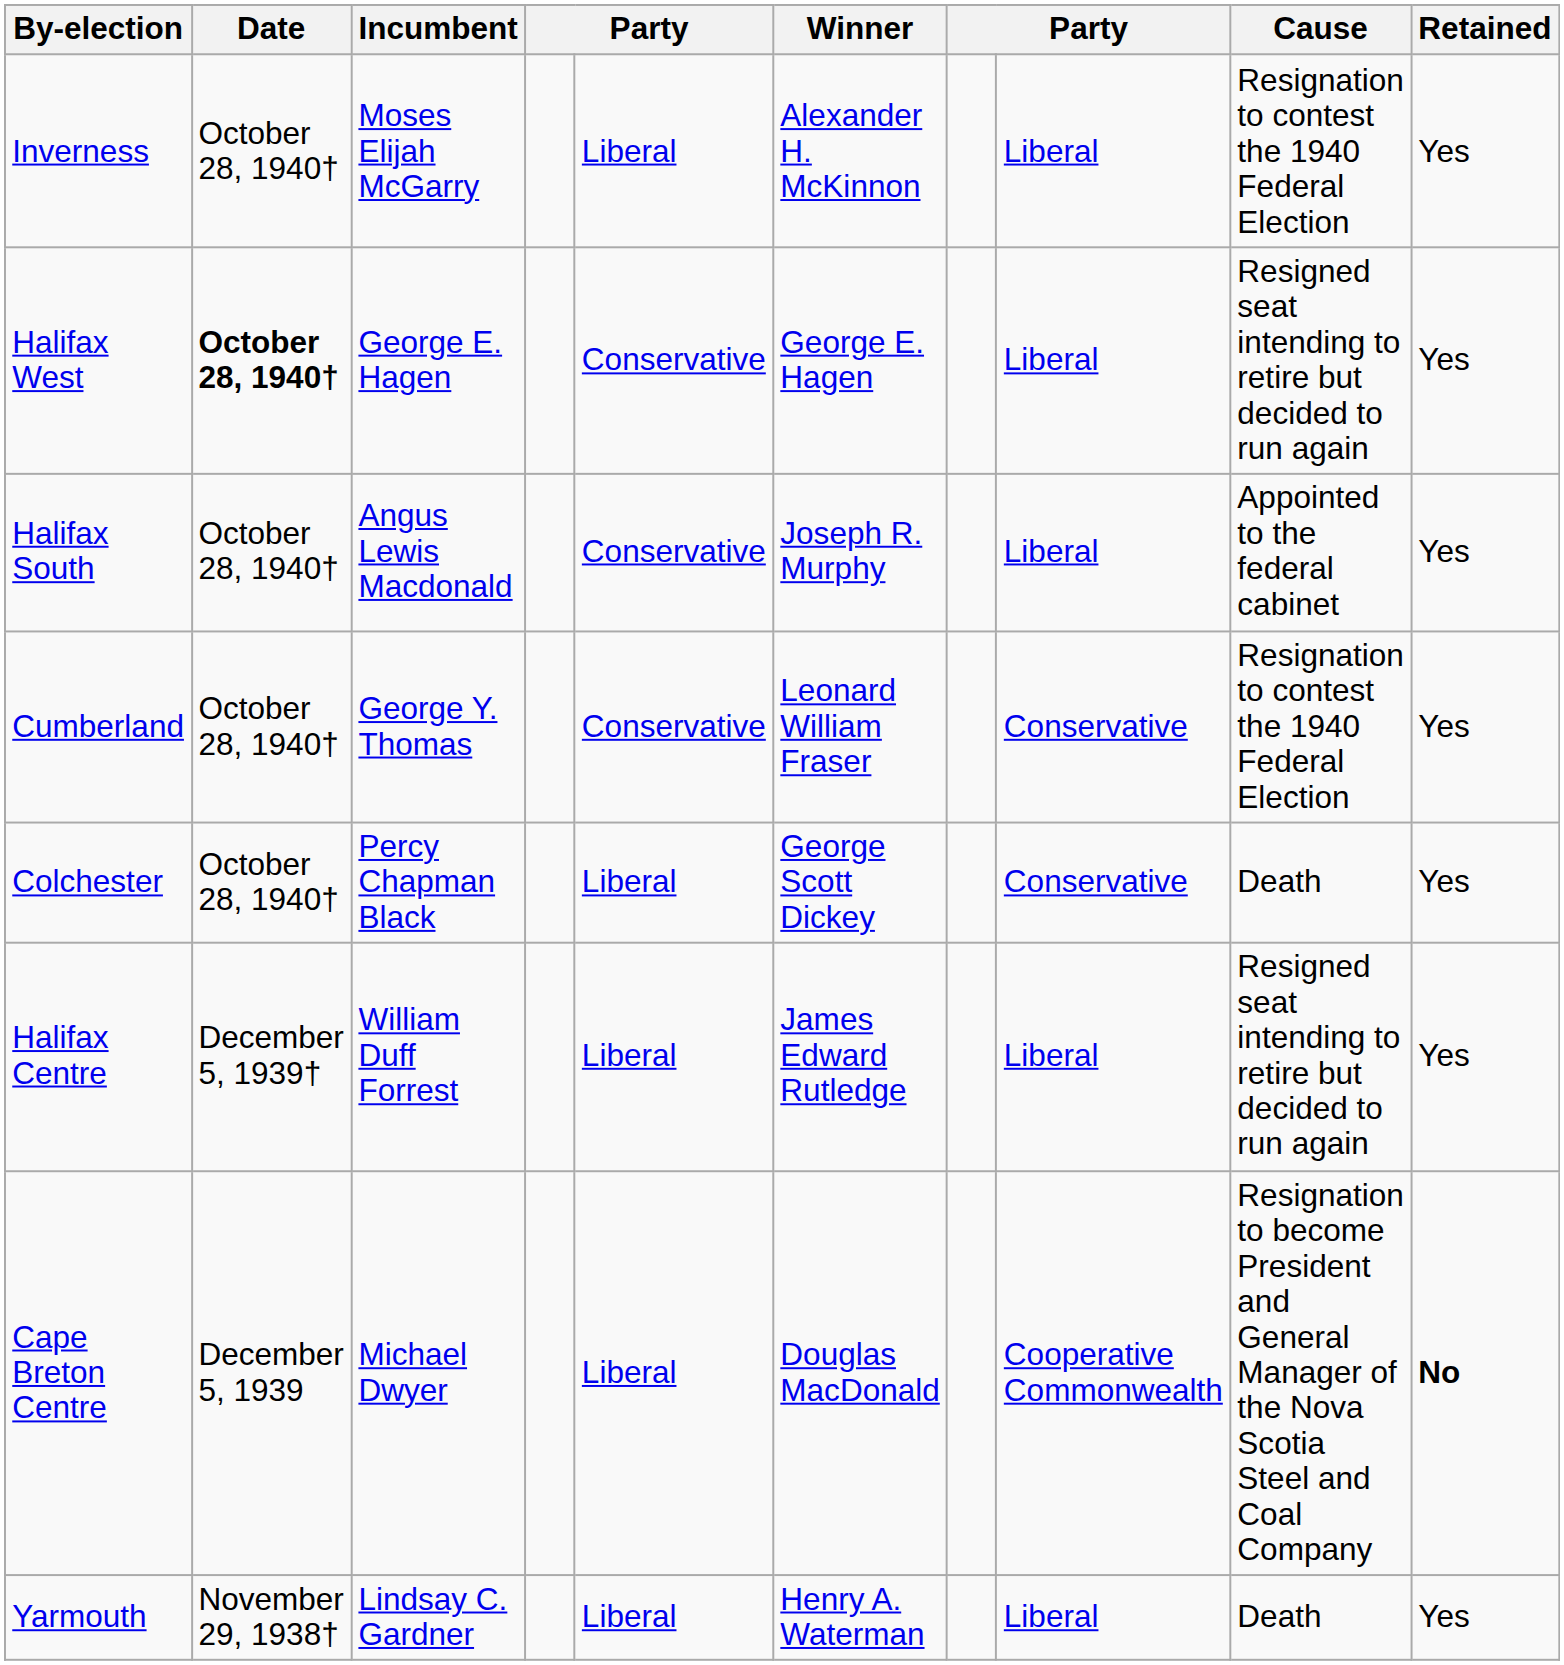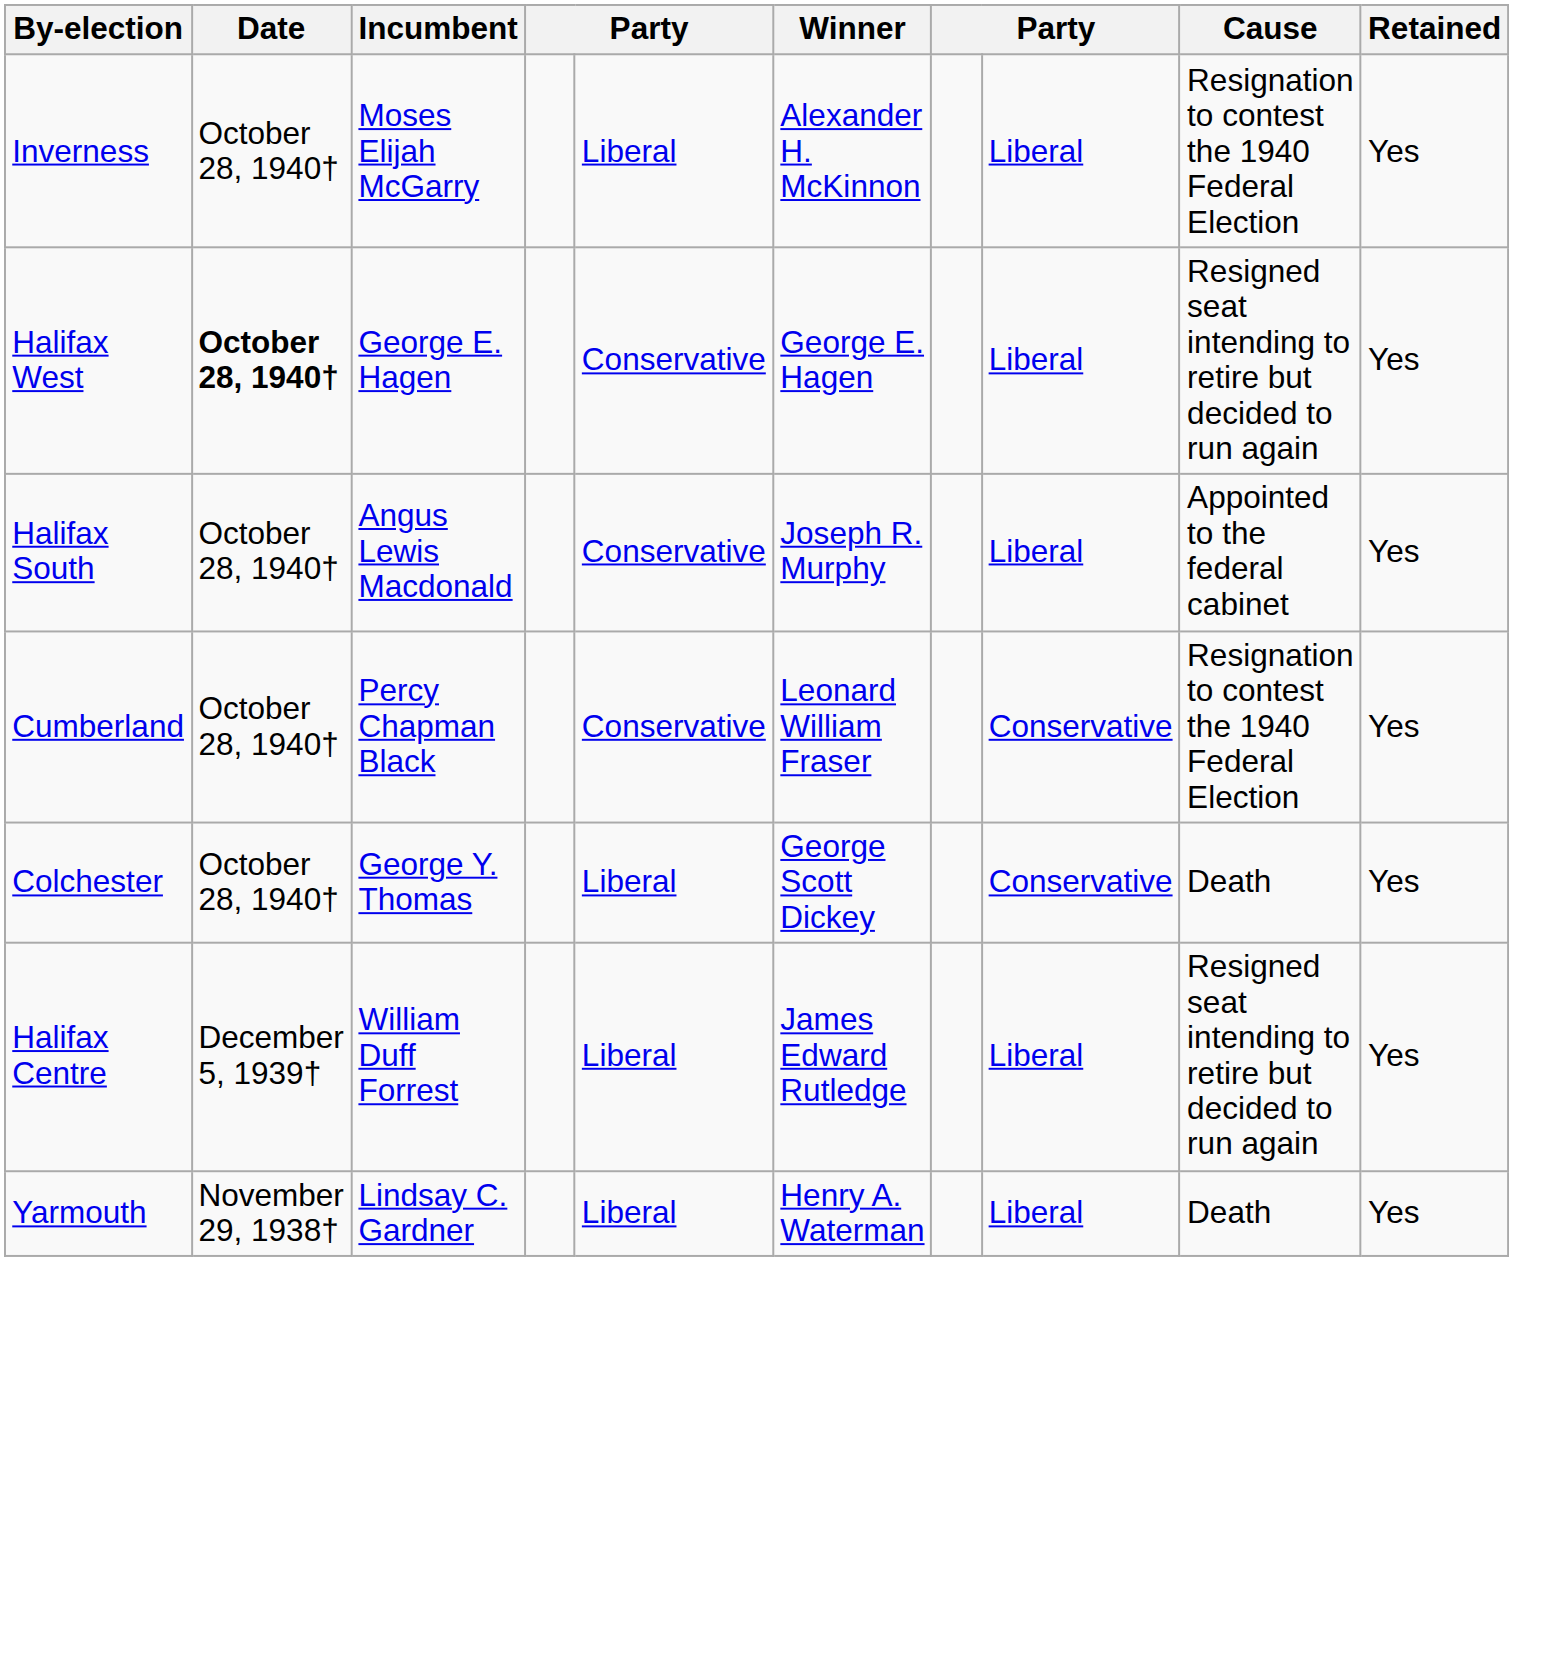(428, 725) George Y. Thomas -> (427, 725) Percy Chapman Black
(427, 882) Percy Chapman Black -> (428, 882) George Y. Thomas
- row: (60, 1372)
